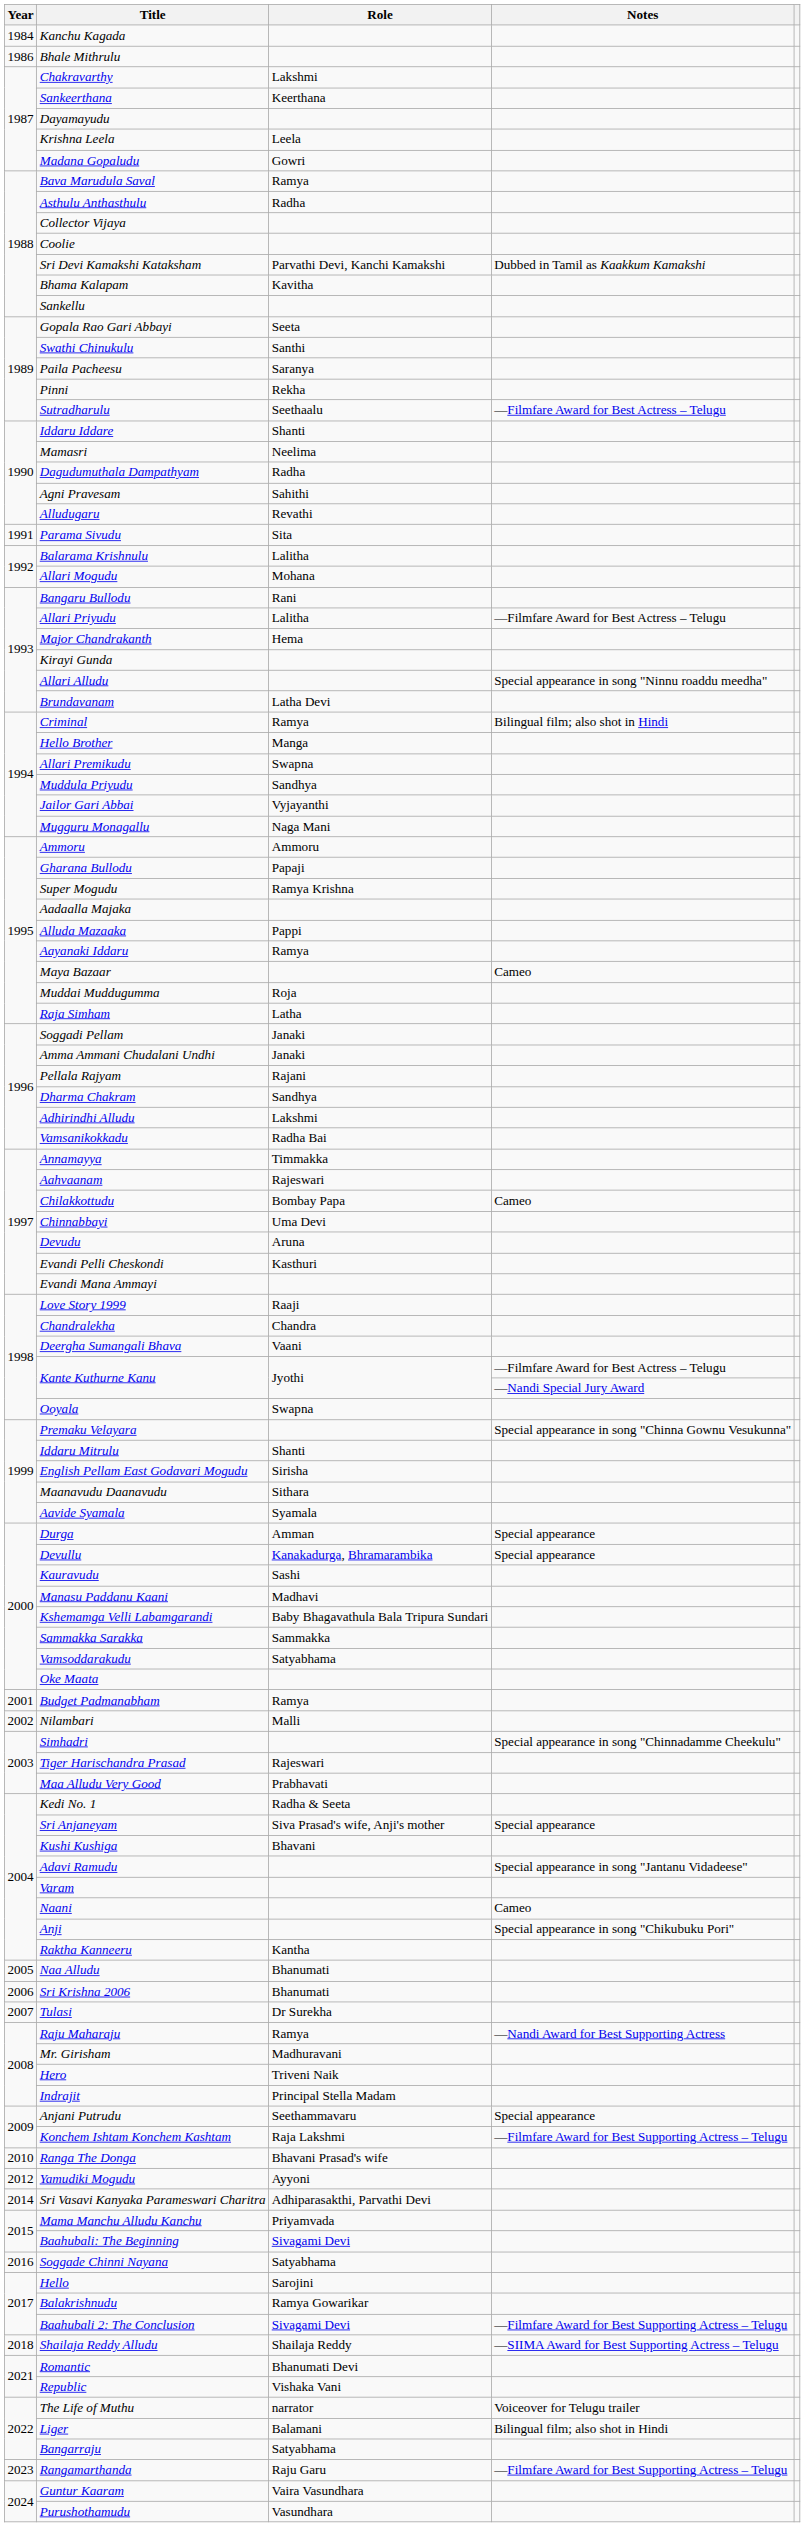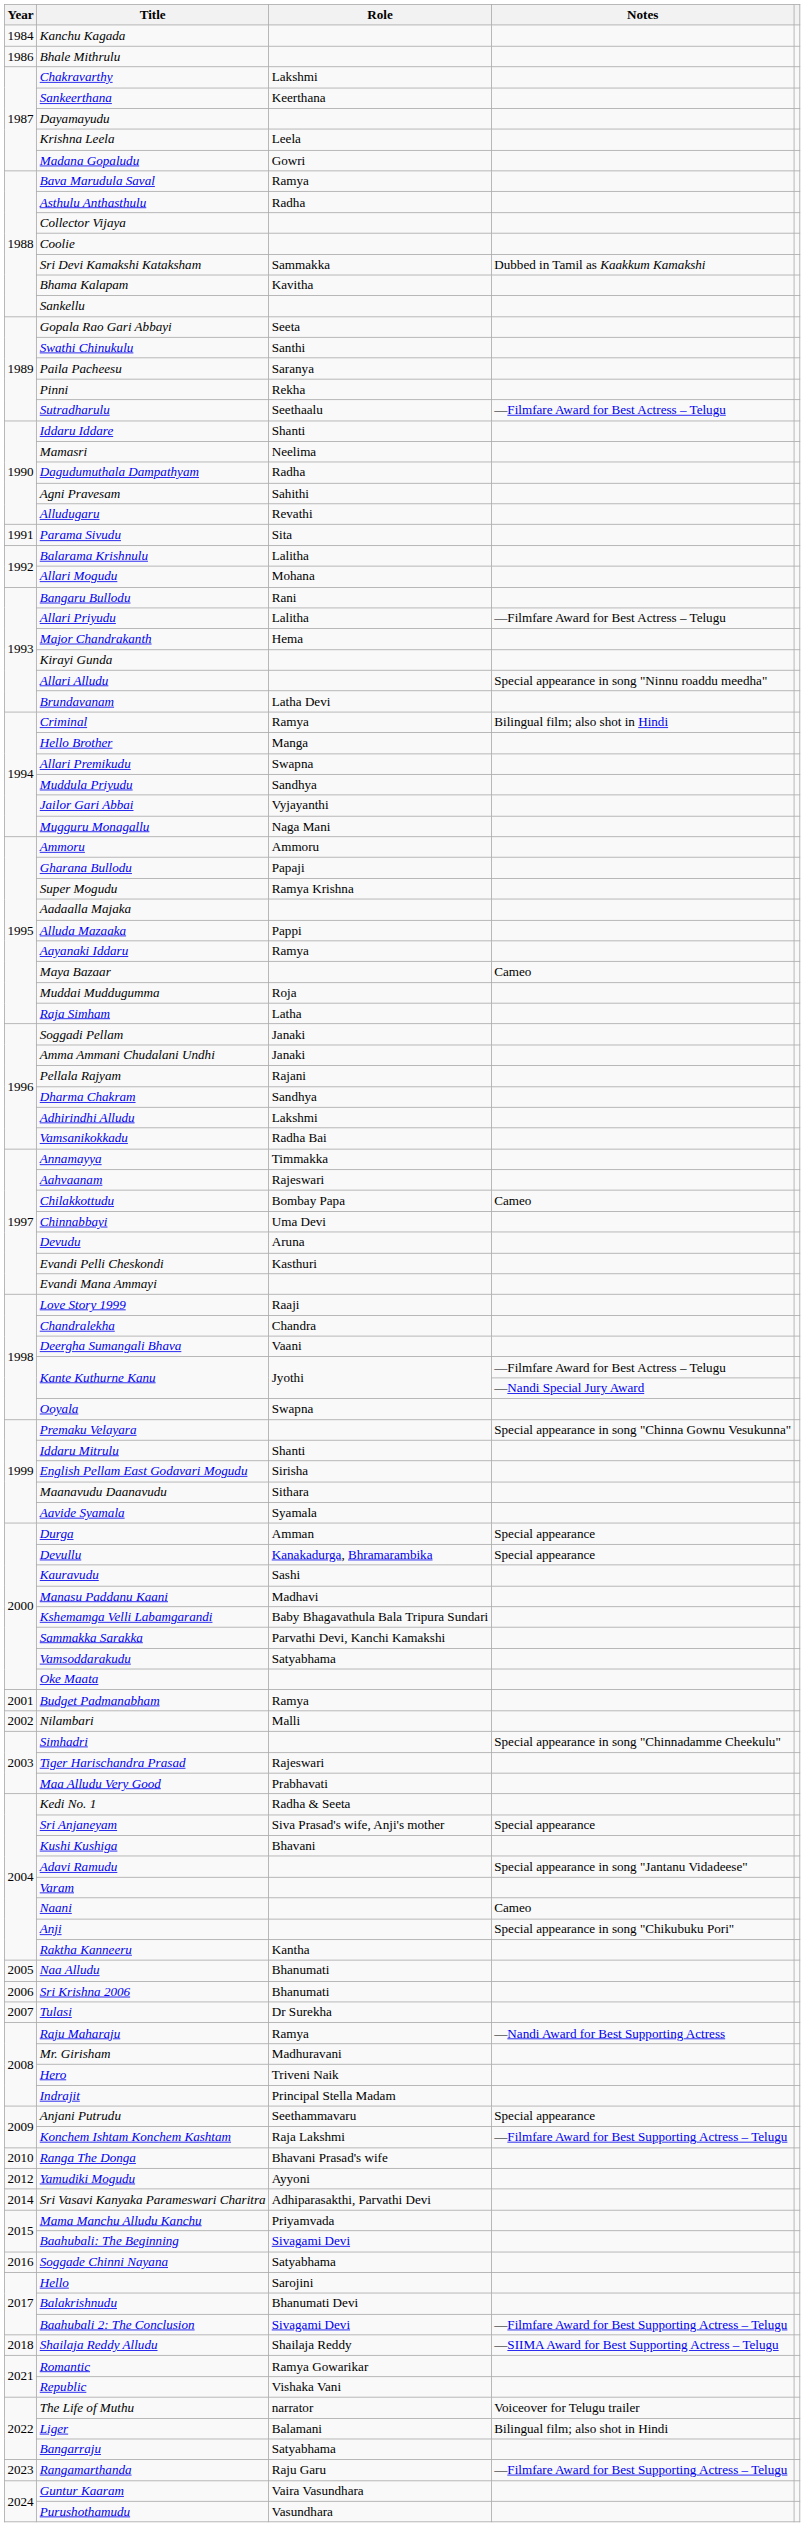(358, 264) Parvathi Devi, Kanchi Kamakshi -> (301, 264) Sammakka
(301, 1637) Sammakka -> (358, 1637) Parvathi Devi, Kanchi Kamakshi
(320, 2303) Ramya Gowarikar -> (315, 2303) Bhanumati Devi
(315, 2366) Bhanumati Devi -> (320, 2366) Ramya Gowarikar
